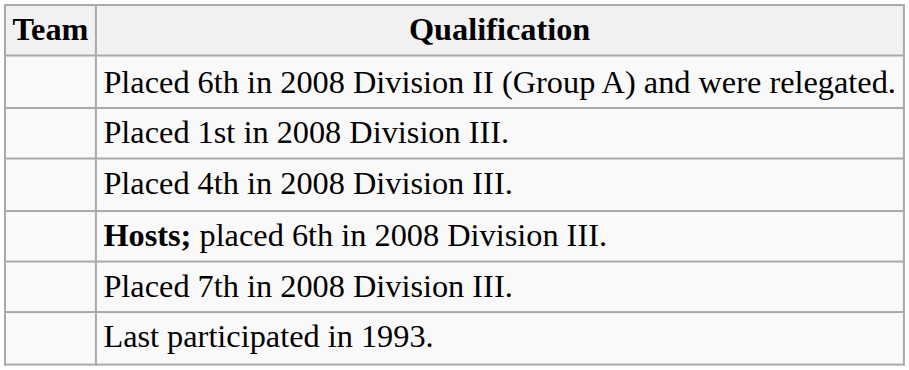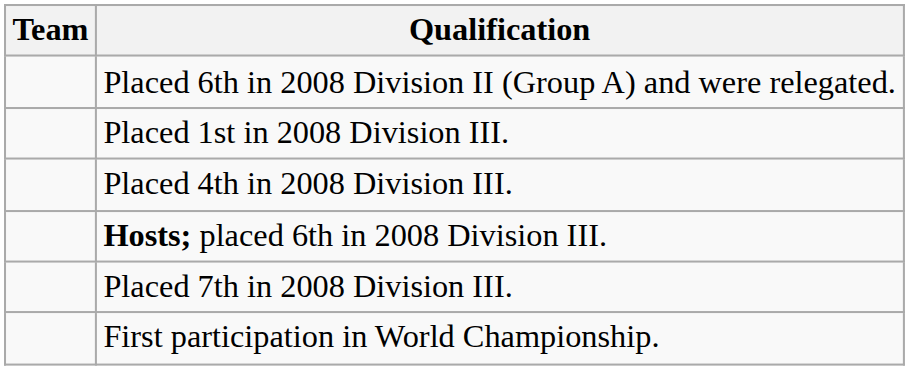- row: (269, 337)
+ row: (381, 337)
